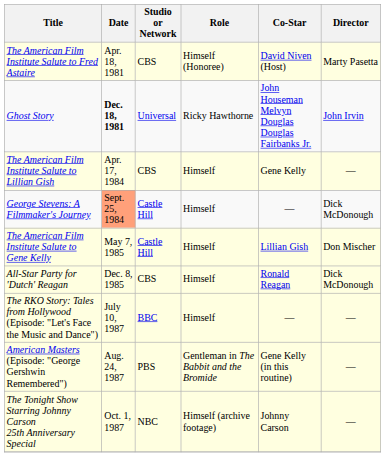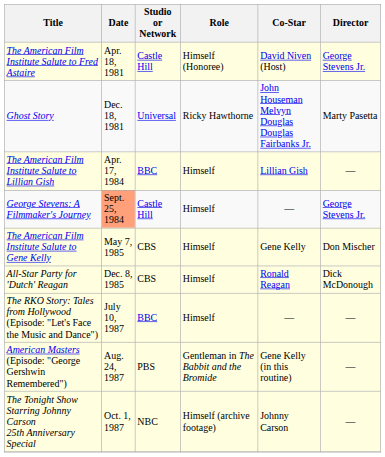(147, 61) CBS -> (150, 61) Castle Hill
(351, 61) Marty Pasetta -> (344, 61) George Stevens Jr.
(114, 116) bold -> (114, 116) normal
(343, 116) John Irvin -> (350, 116) Marty Pasetta
(147, 171) CBS -> (147, 171) BBC
(283, 171) Gene Kelly -> (284, 171) Lillian Gish
(348, 209) Dick McDonough -> (344, 209) George Stevens Jr.
(150, 247) Castle Hill -> (147, 247) CBS
(284, 247) Lillian Gish -> (283, 247) Gene Kelly
